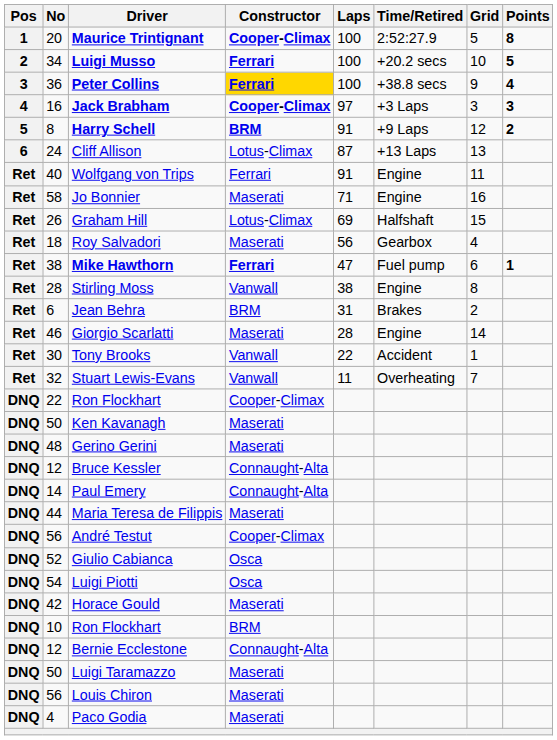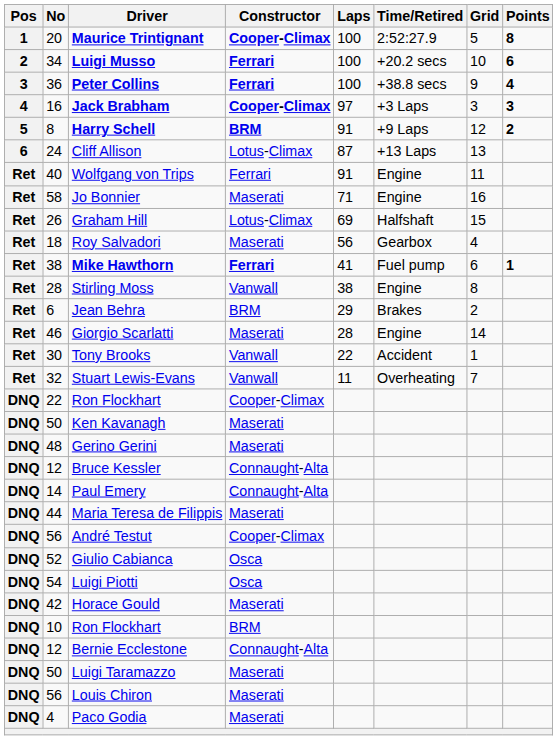(510, 61) 5 -> (510, 61) 6
(252, 84) gold background -> (252, 84) no background
(345, 265) 47 -> (345, 265) 41
(345, 310) 31 -> (345, 310) 29
